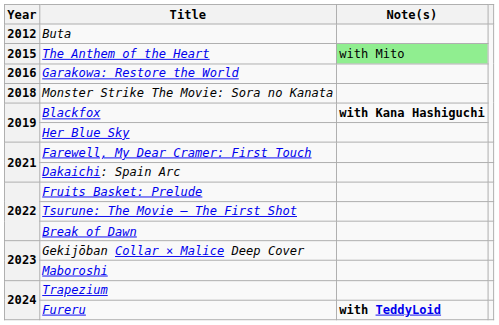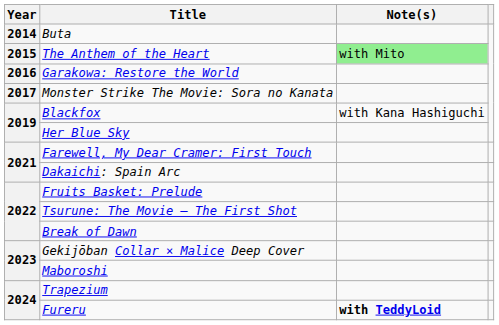(22, 34) 2012 -> (22, 34) 2014
(22, 93) 2018 -> (22, 93) 2017
(412, 113) bold -> (412, 113) normal
